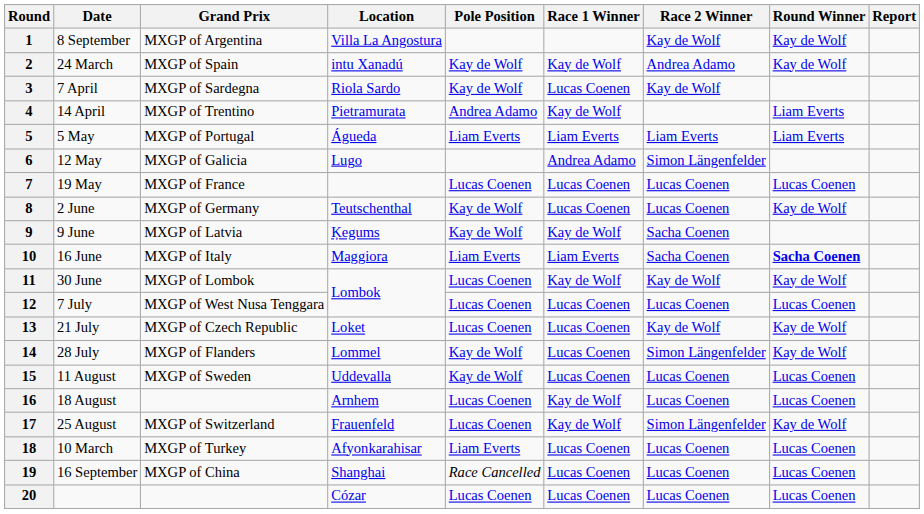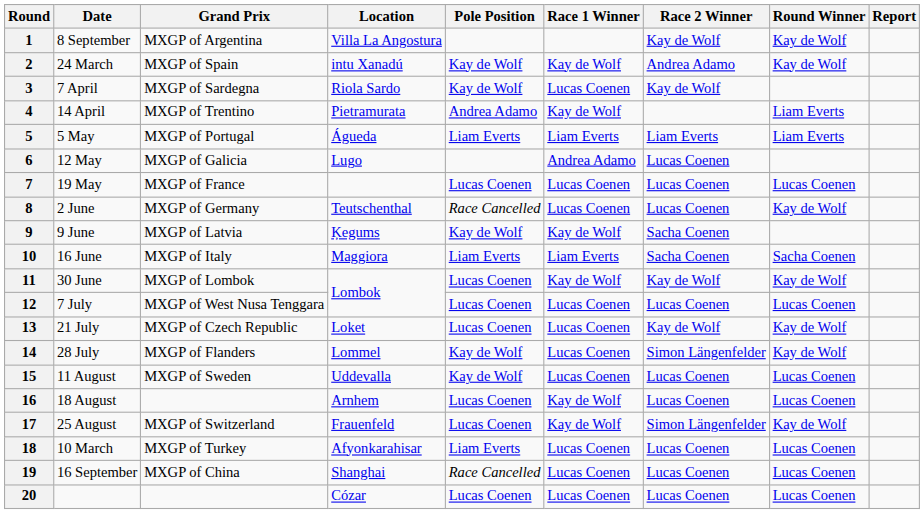(706, 160) Simon Längenfelder -> (688, 160) Lucas Coenen
(486, 208) Kay de Wolf -> (495, 208) Race Cancelled
(816, 256) bold -> (814, 256) normal
